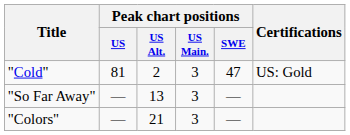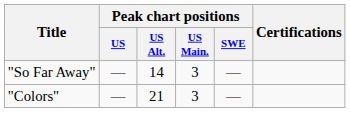- row: (28, 72)
(156, 95) 13 -> (156, 72) 14
